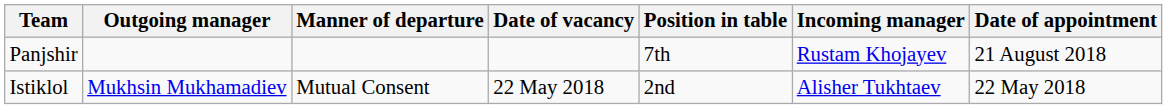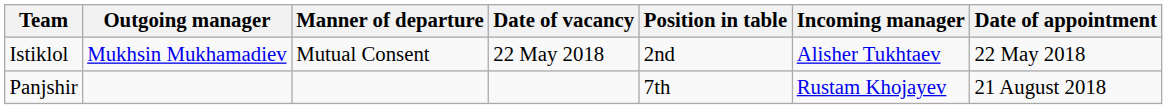rows swapped: (39, 86) <-> (44, 53)
